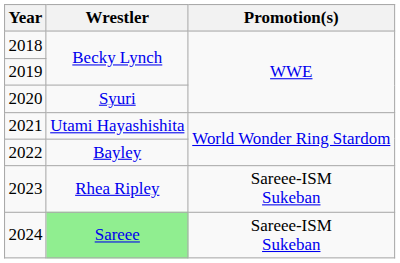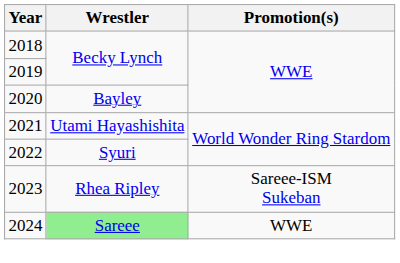(117, 98) Syuri -> (117, 98) Bayley
(117, 152) Bayley -> (117, 152) Syuri
(291, 234) Sareee-ISM Sukeban -> (291, 225) WWE
